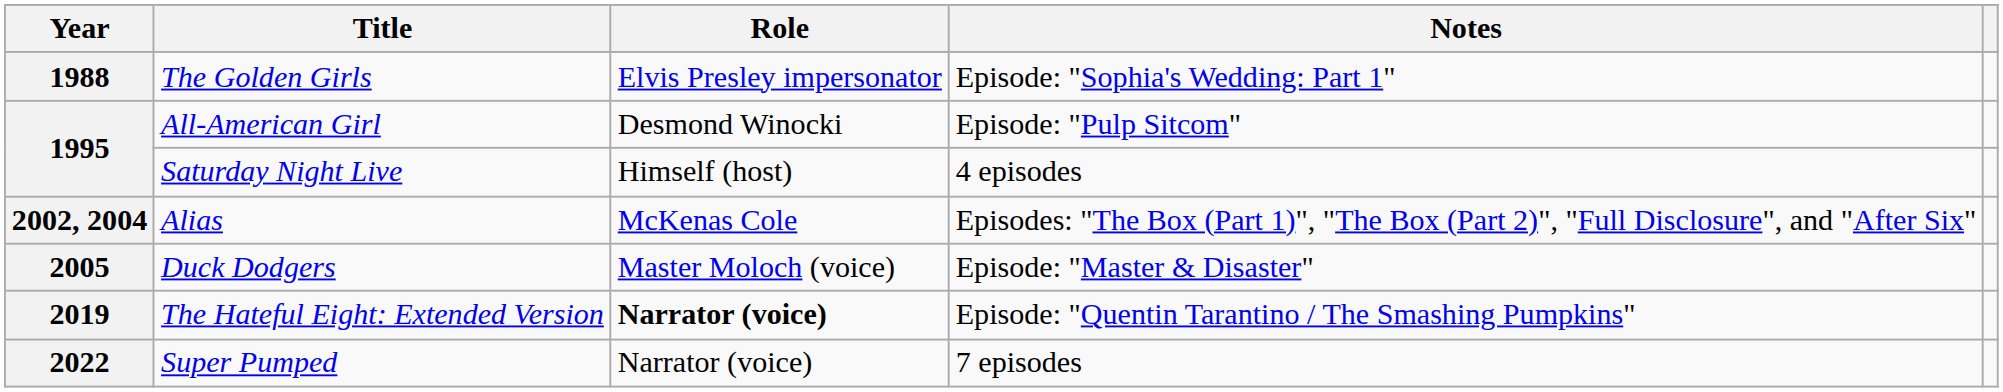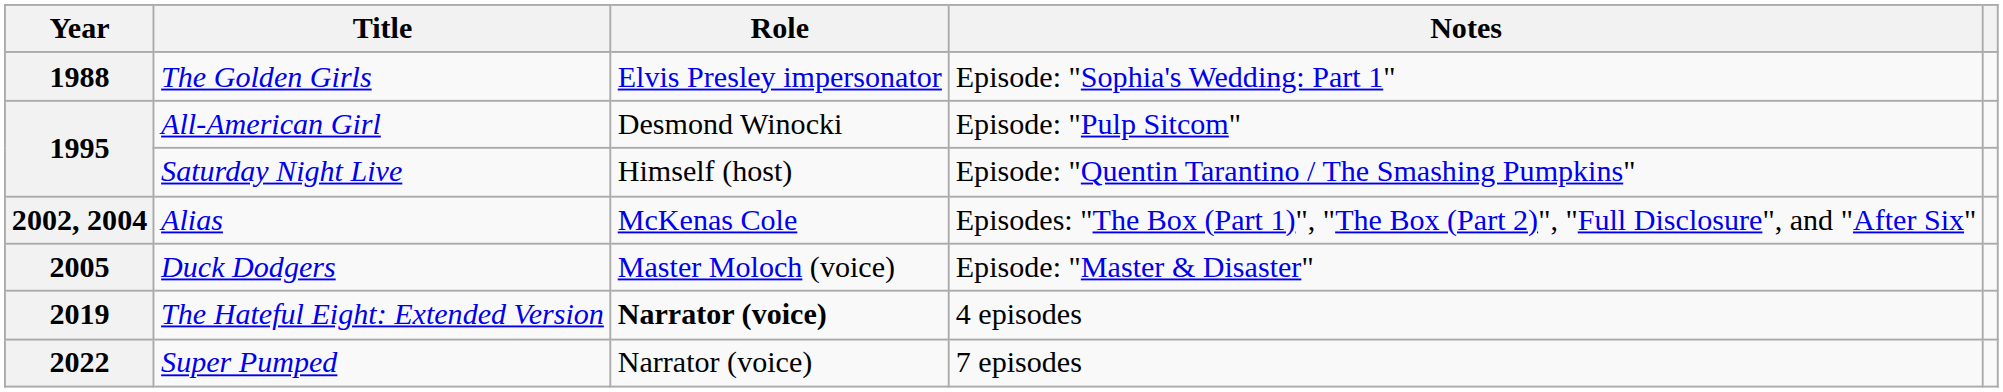(1019, 171) 4 episodes -> (1296, 171) Episode: "Quentin Tarantino / The Smashing Pumpkins"
(1296, 314) Episode: "Quentin Tarantino / The Smashing Pumpkins" -> (1019, 314) 4 episodes
